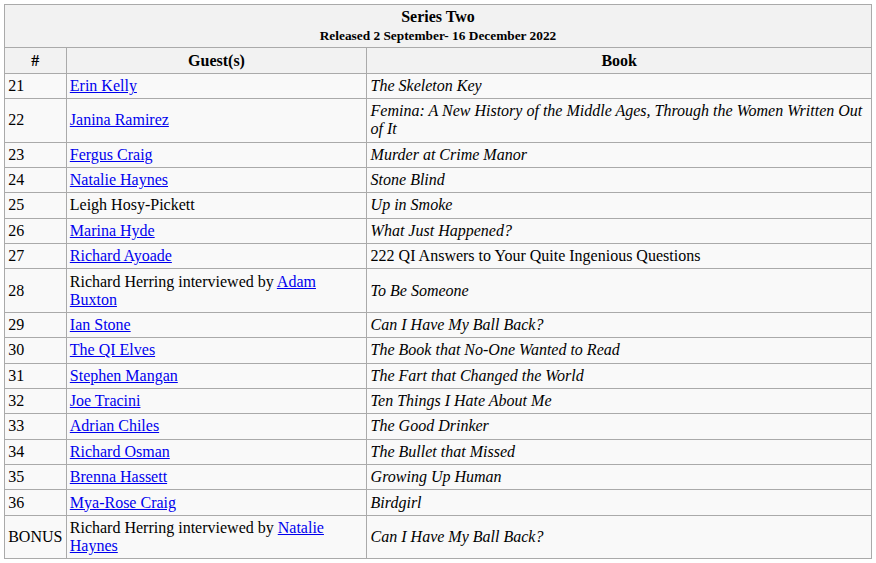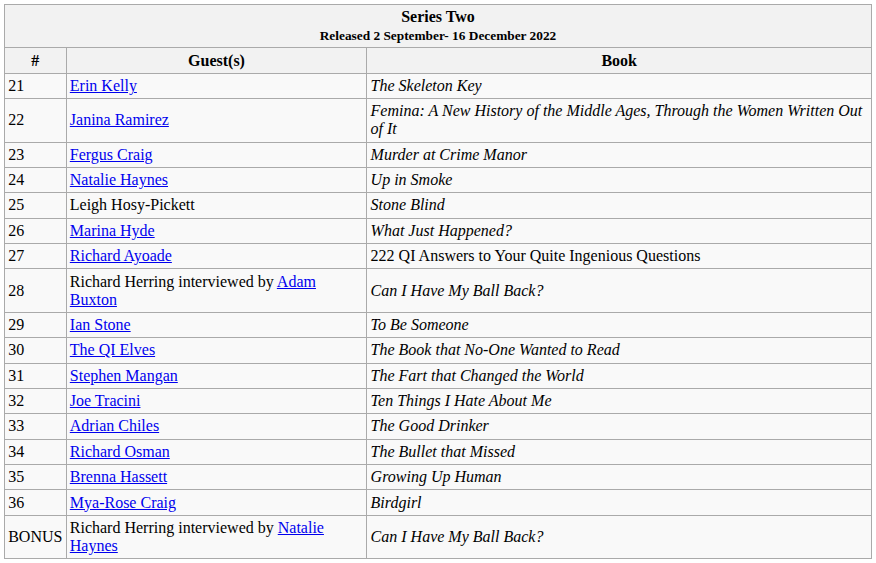(408, 180) Stone Blind -> (411, 180) Up in Smoke
(411, 205) Up in Smoke -> (408, 205) Stone Blind
(420, 290) To Be Someone -> (457, 290) Can I Have My Ball Back?
(457, 324) Can I Have My Ball Back? -> (420, 324) To Be Someone
